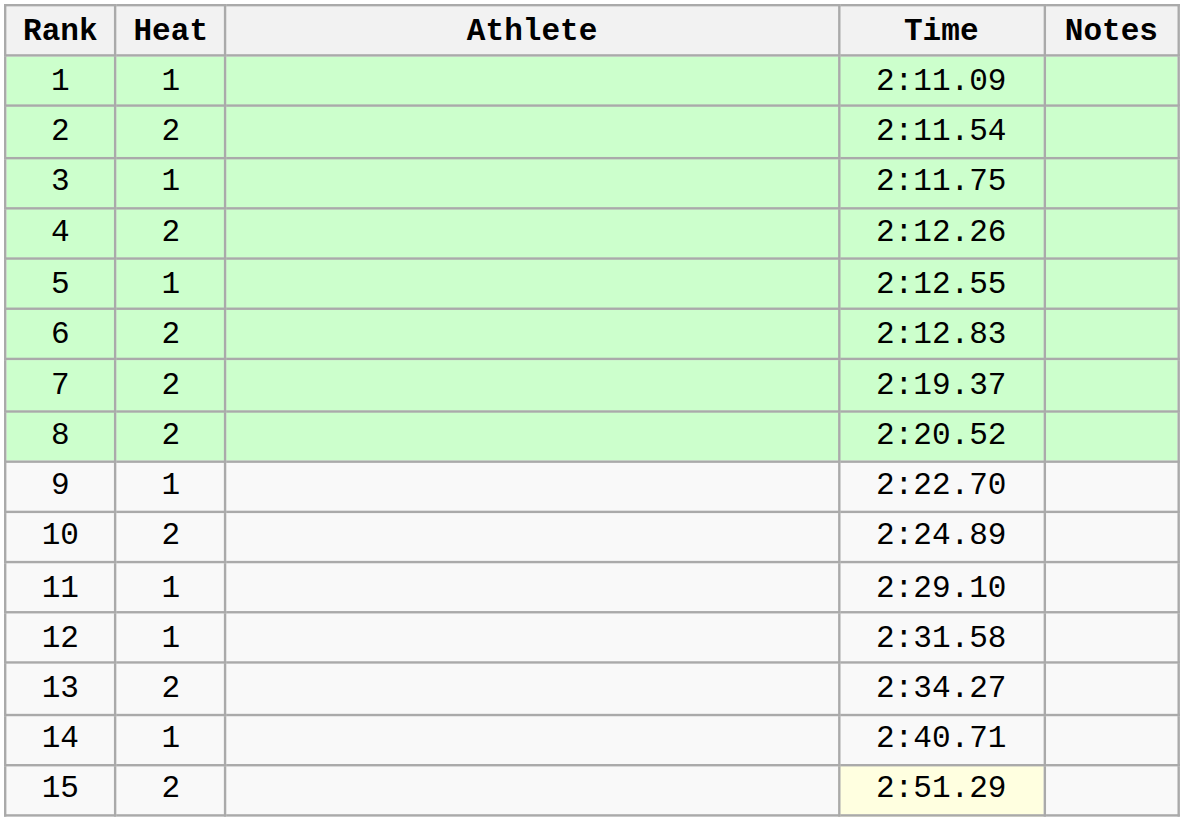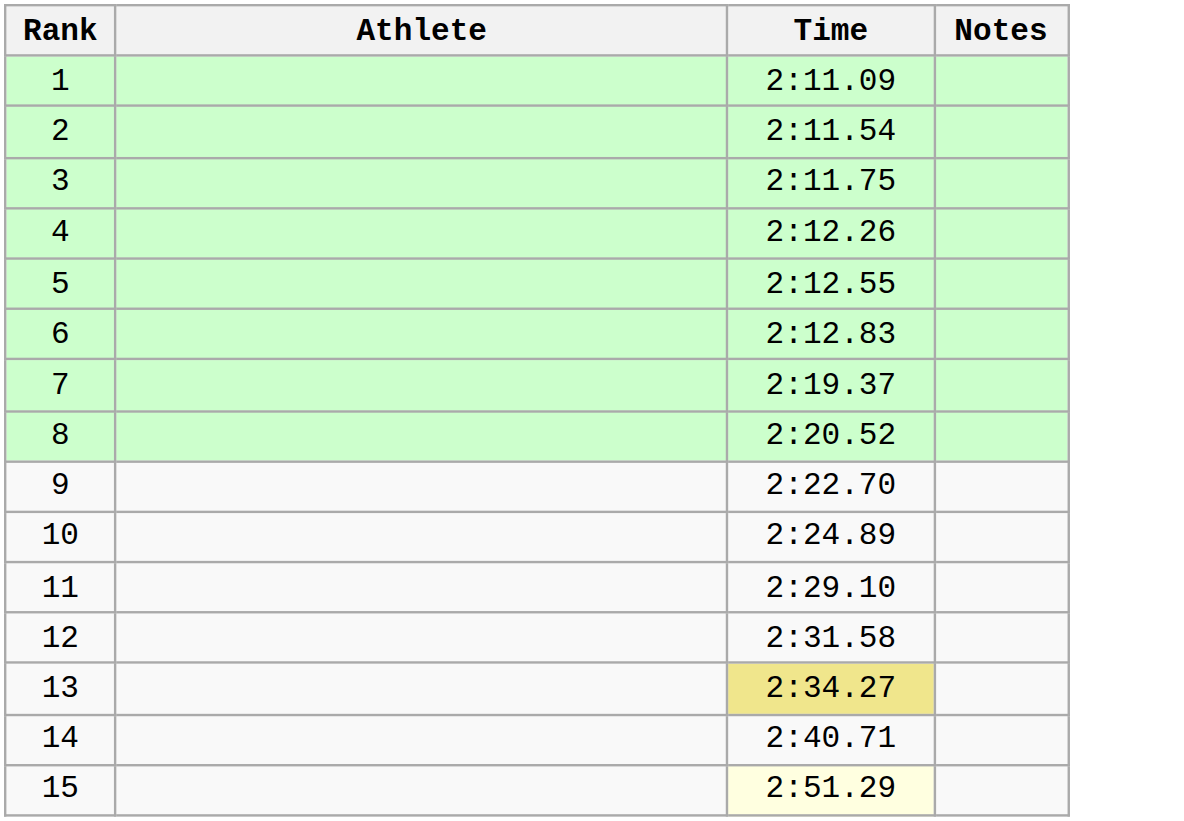- column: (171, 31)
(941, 689) no background -> (831, 689) khaki background
